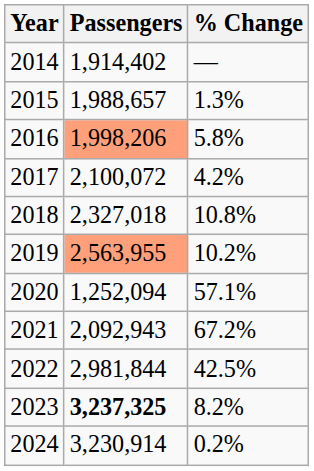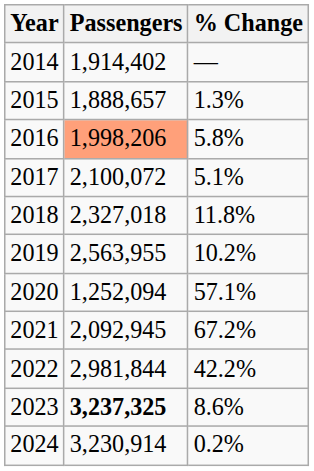(118, 100) 1,988,657 -> (118, 100) 1,888,657
(219, 176) 4.2% -> (219, 176) 5.1%
(225, 215) 10.8% -> (224, 215) 11.8%
(118, 253) lightsalmon background -> (118, 253) no background
(118, 330) 2,092,943 -> (118, 330) 2,092,945
(225, 368) 42.5% -> (225, 368) 42.2%
(219, 406) 8.2% -> (219, 406) 8.6%
